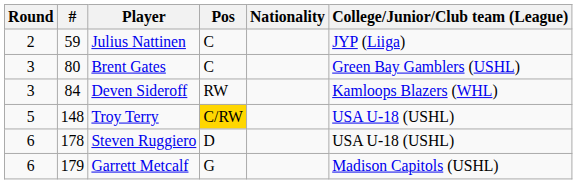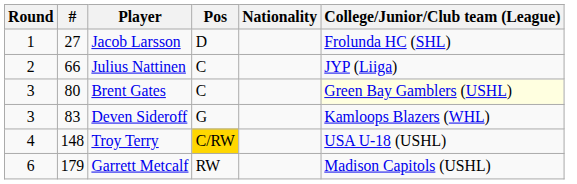+ row: (136, 41)
(72, 41) 59 -> (72, 66) 66
(426, 66) no background -> (418, 91) lightyellow background
(72, 91) 84 -> (72, 116) 83
(216, 91) RW -> (201, 116) G
(31, 116) 5 -> (31, 141) 4
- row: (144, 141)
(209, 166) G -> (208, 166) RW
